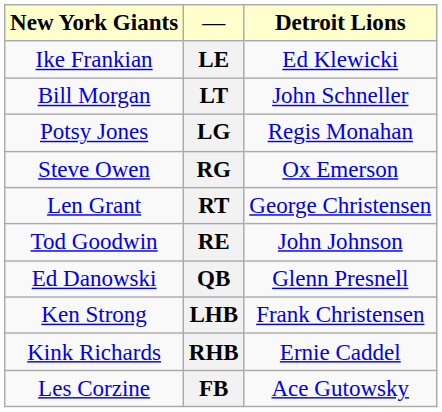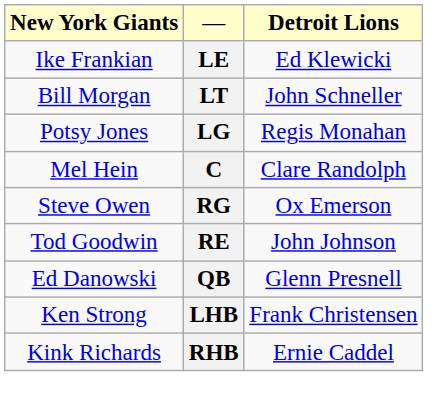+ row: (214, 168)
- row: (214, 205)
- row: (214, 388)
